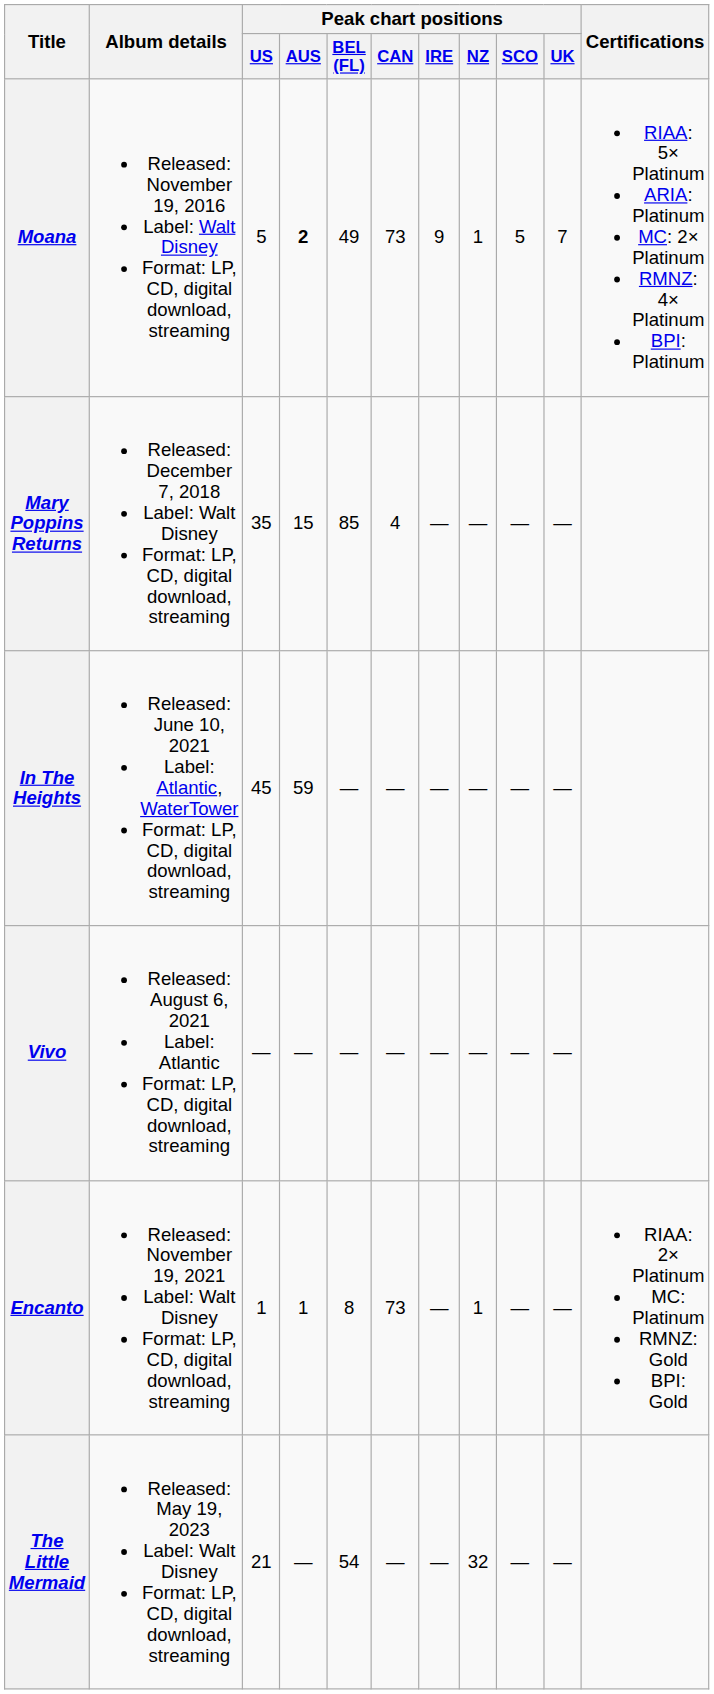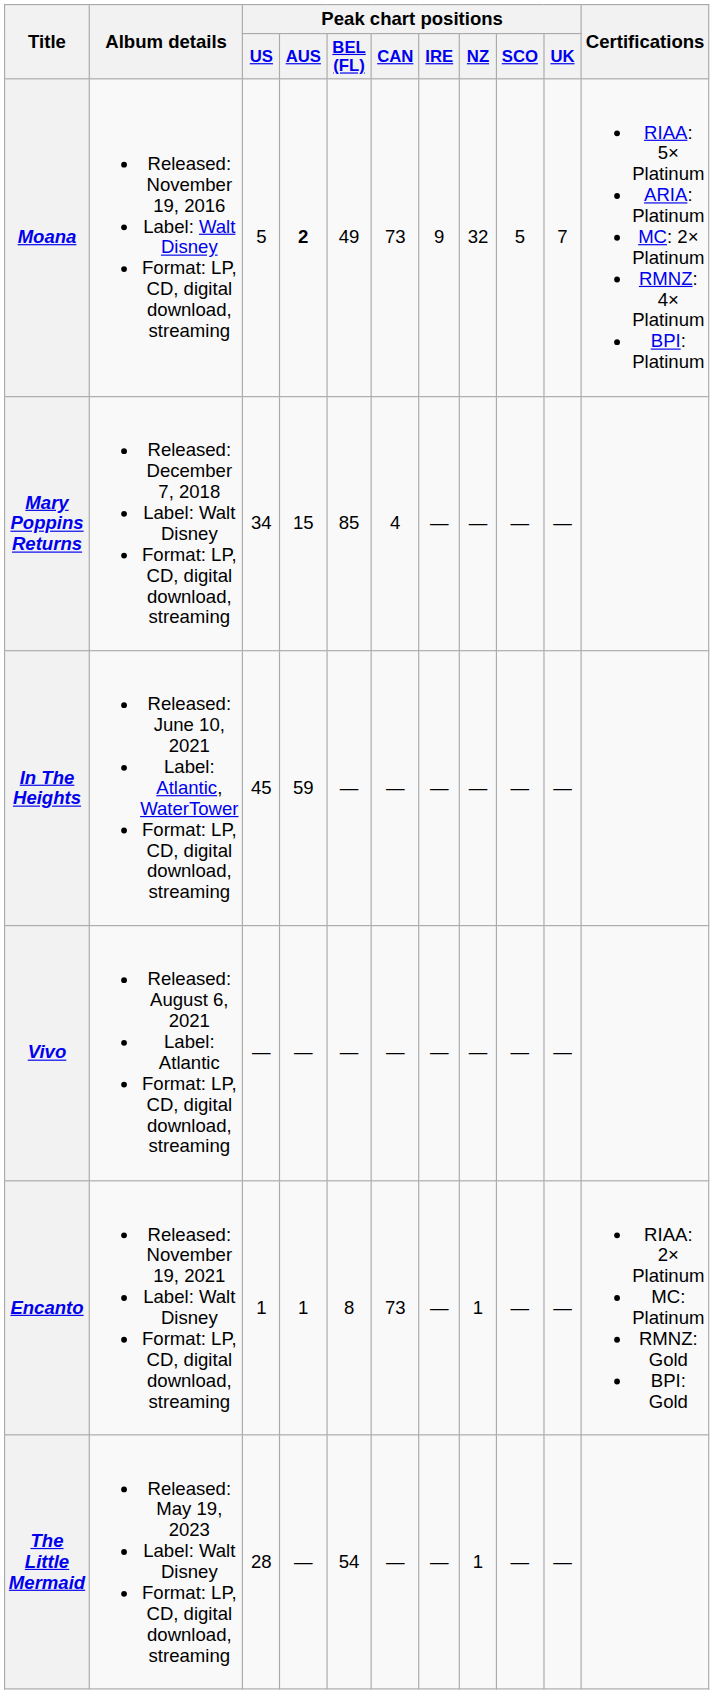(478, 237) 1 -> (478, 237) 32
(261, 523) 35 -> (261, 523) 34
(261, 1562) 21 -> (261, 1562) 28
(478, 1562) 32 -> (478, 1562) 1
